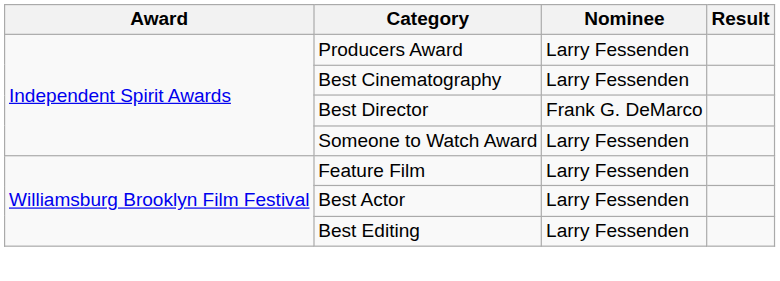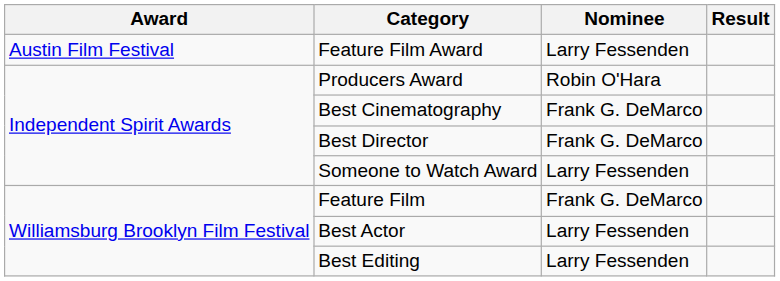+ row: (401, 49)
(618, 49) Larry Fessenden -> (603, 79) Robin O'Hara
(618, 79) Larry Fessenden -> (624, 110) Frank G. DeMarco
(618, 170) Larry Fessenden -> (624, 200) Frank G. DeMarco
